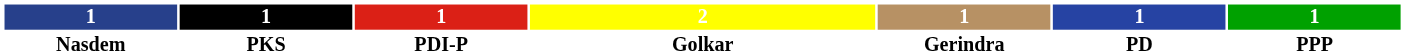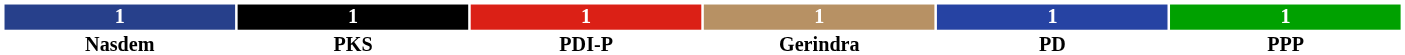- column: (703, 16)
